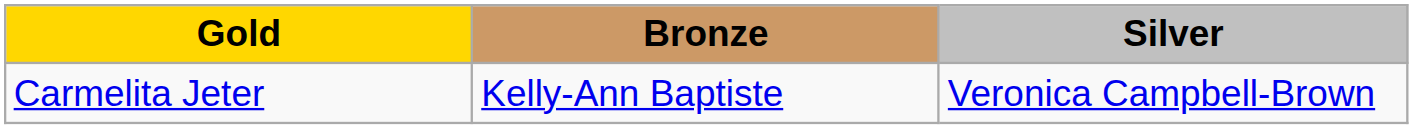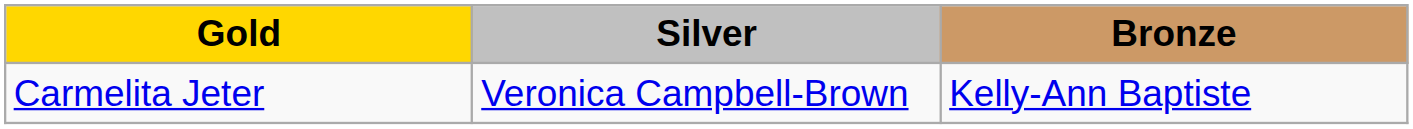columns swapped: (1173, 33) <-> (706, 33)
